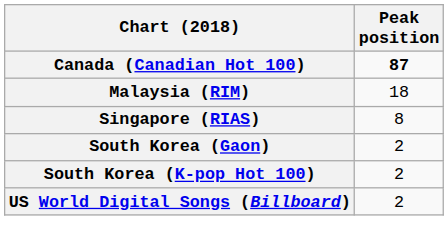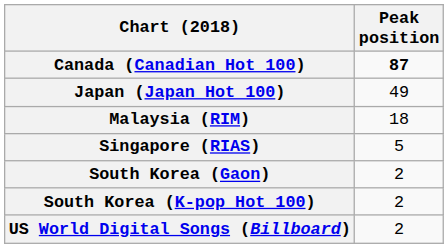+ row: (180, 92)
(399, 120) 8 -> (399, 147) 5
